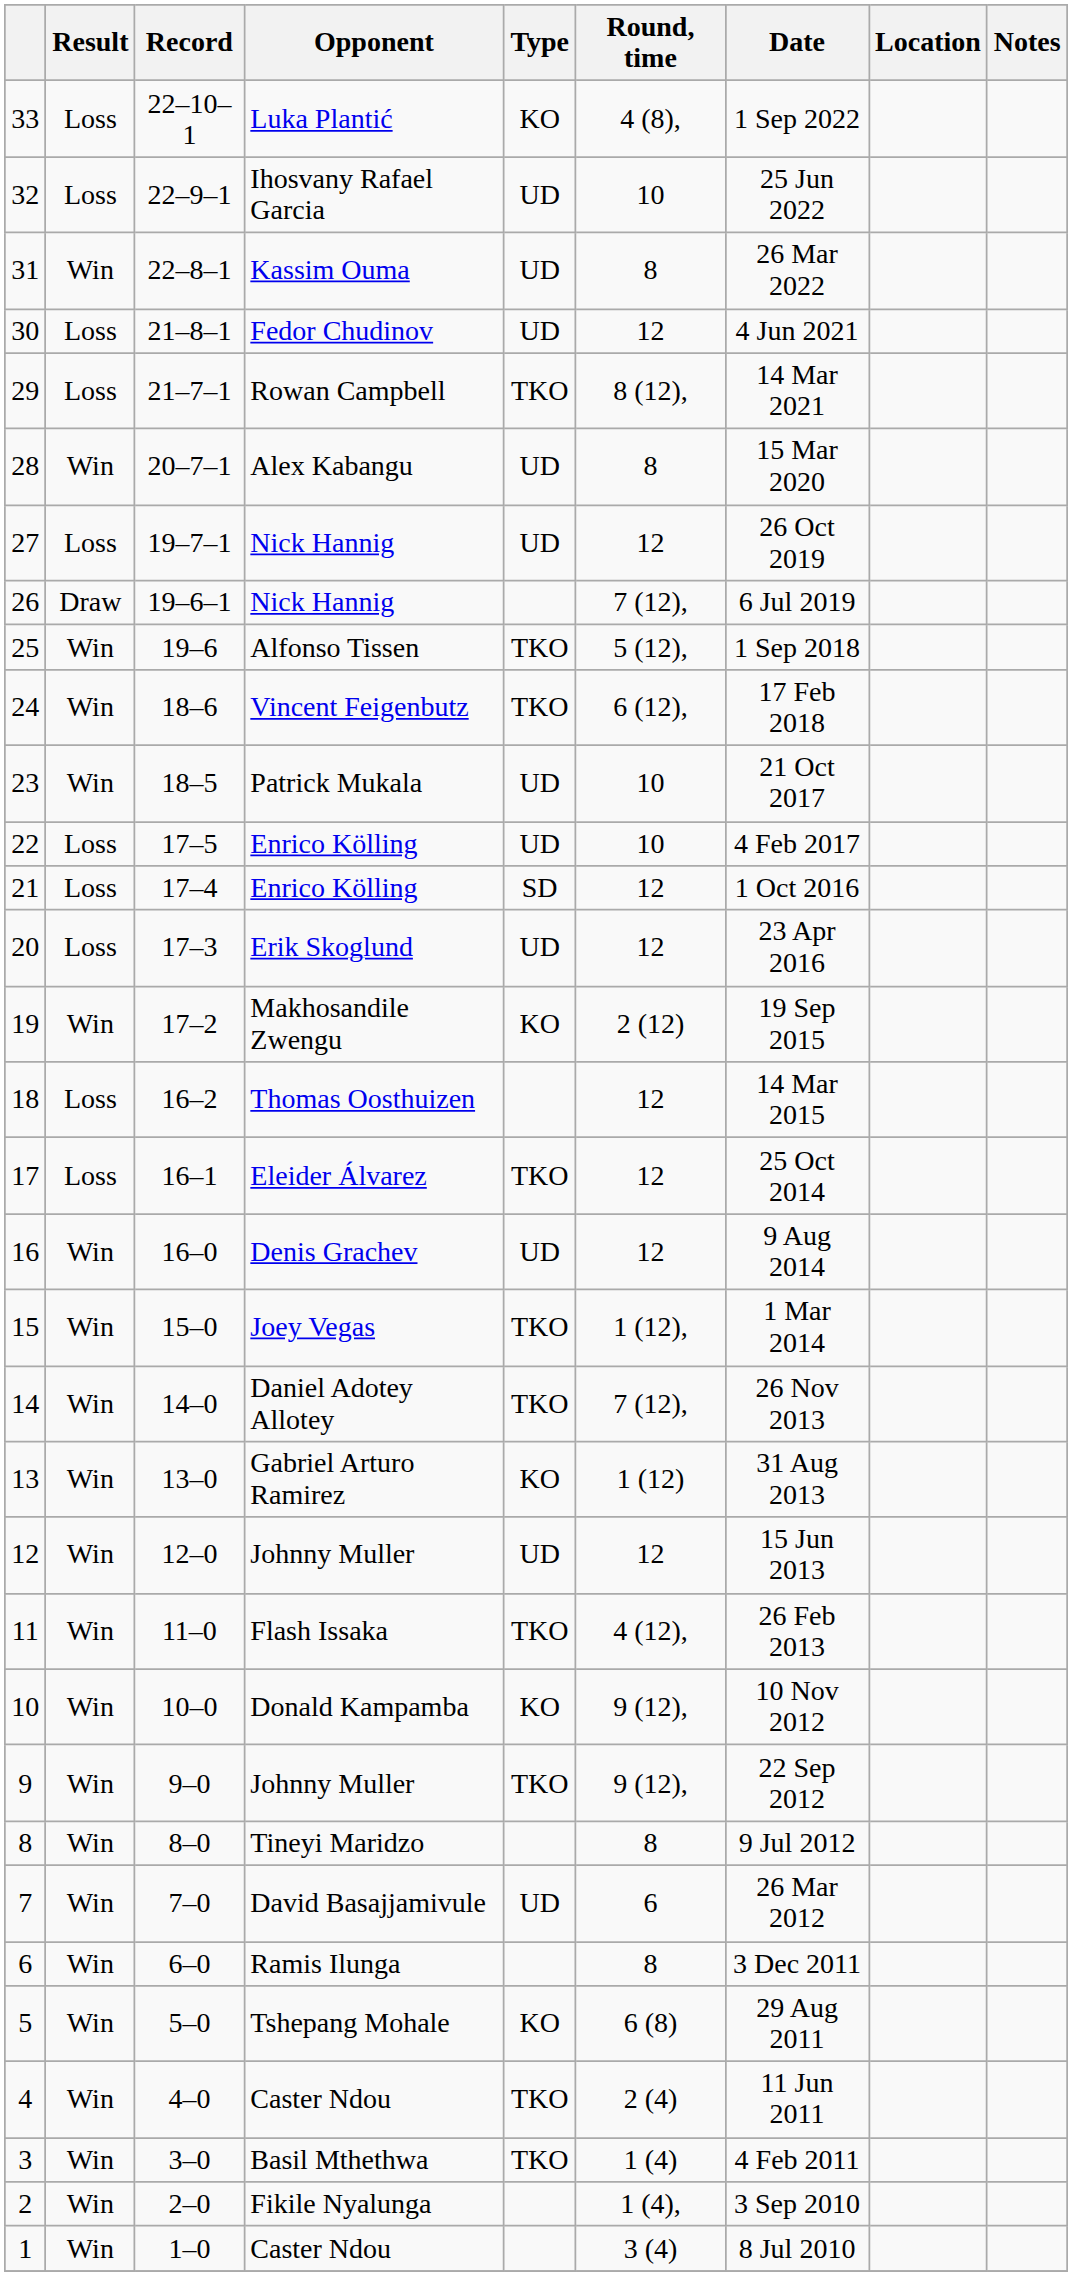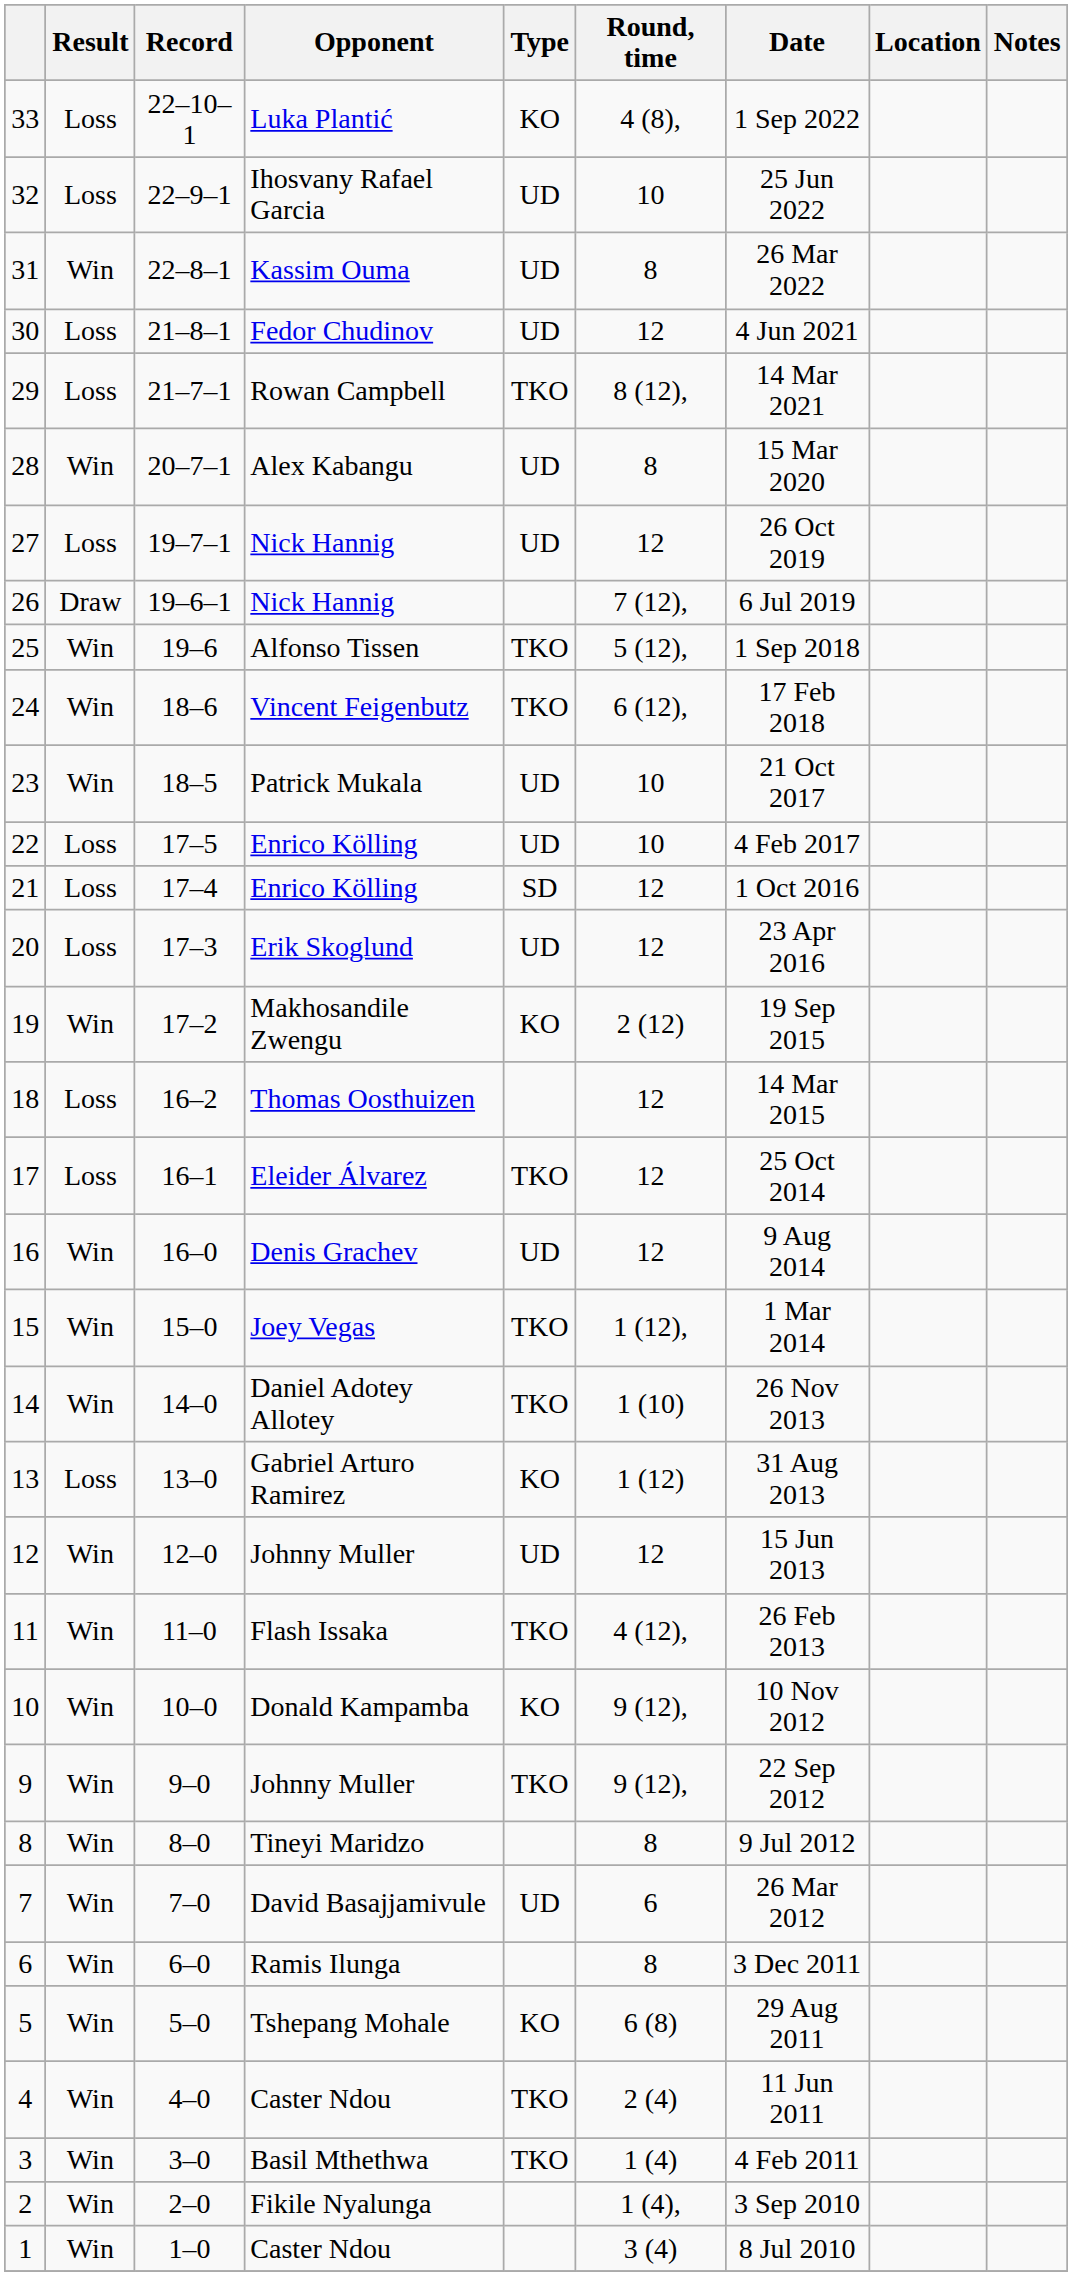(650, 1403) 7 (12), -> (650, 1403) 1 (10)
(90, 1478) Win -> (90, 1478) Loss
